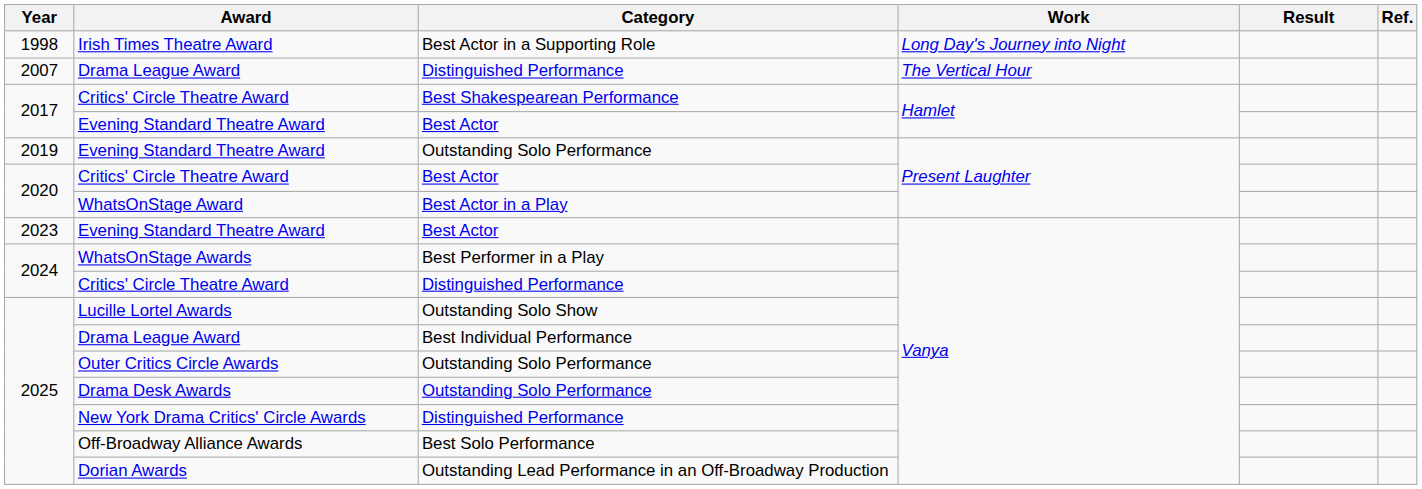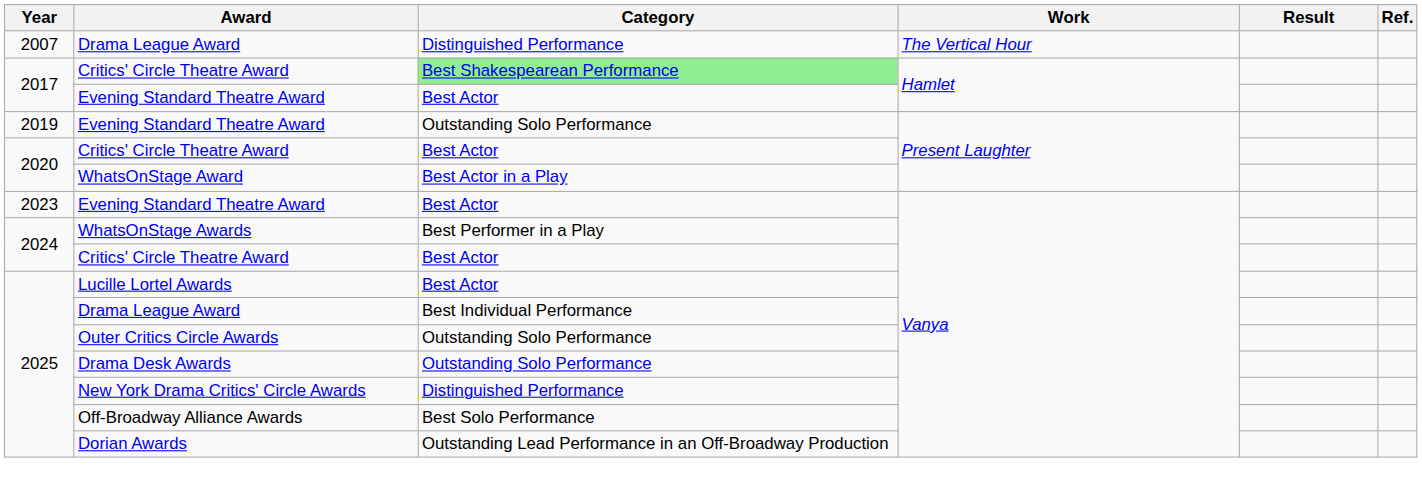- row: (39, 44)
(550, 97) no background -> (550, 71) lightgreen background
(523, 284) Distinguished Performance -> (460, 257) Best Actor
(510, 310) Outstanding Solo Show -> (460, 284) Best Actor
